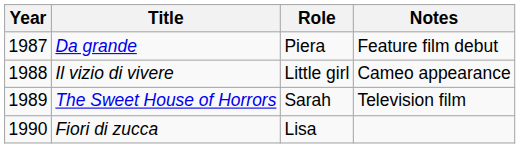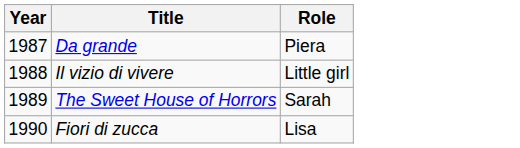- column: (434, 18)
